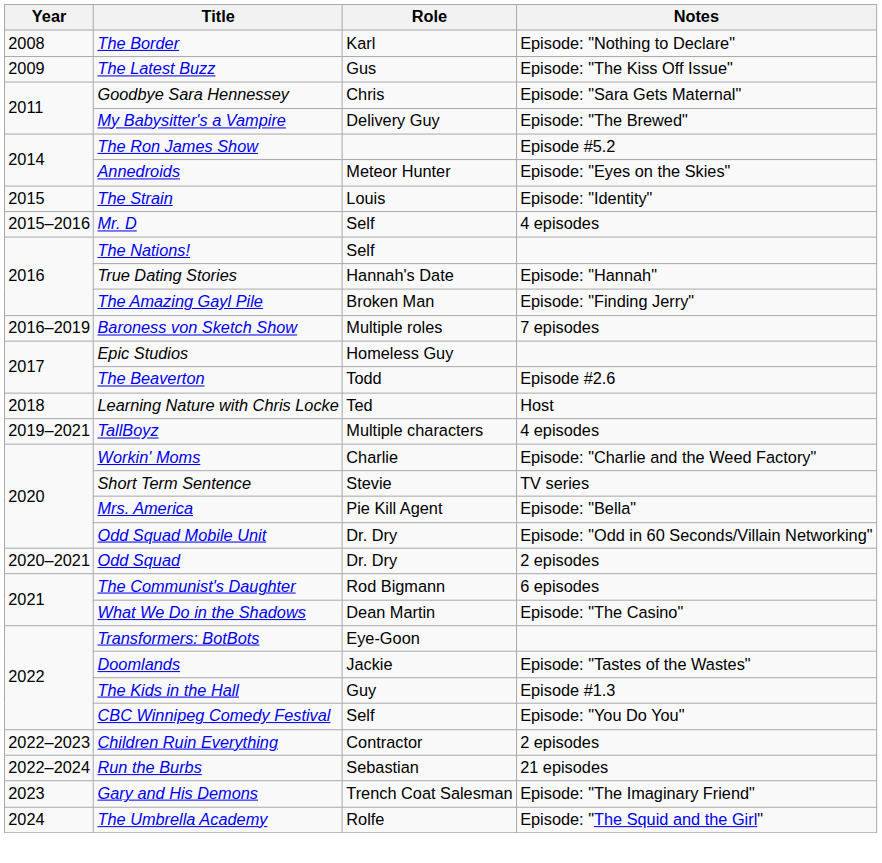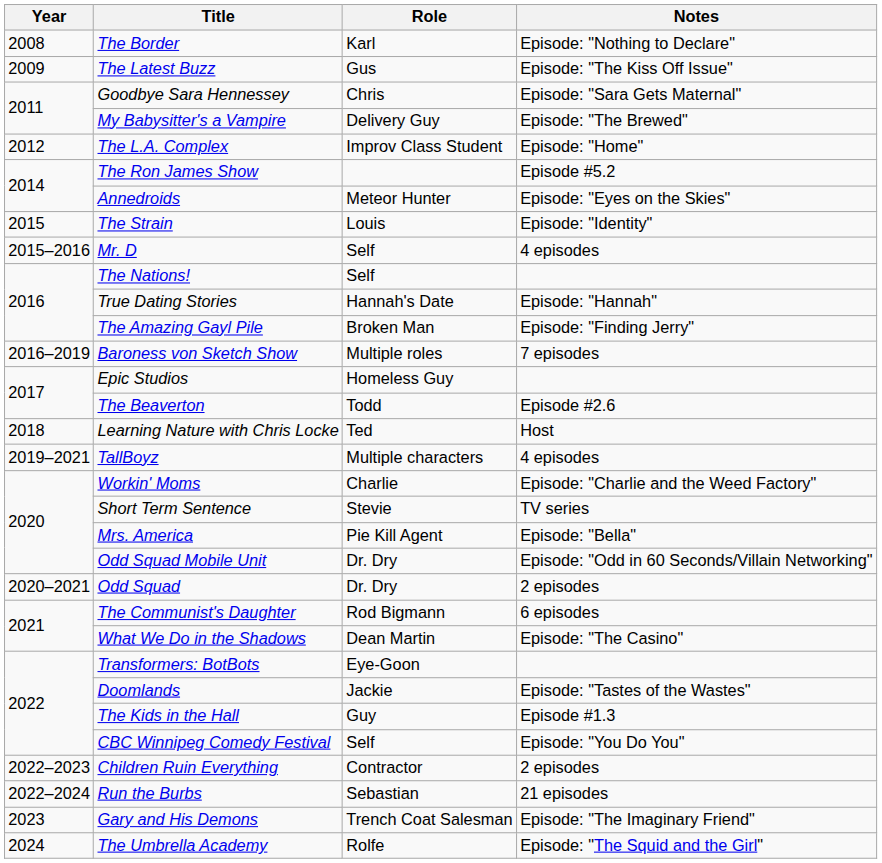+ row: (163, 146)
